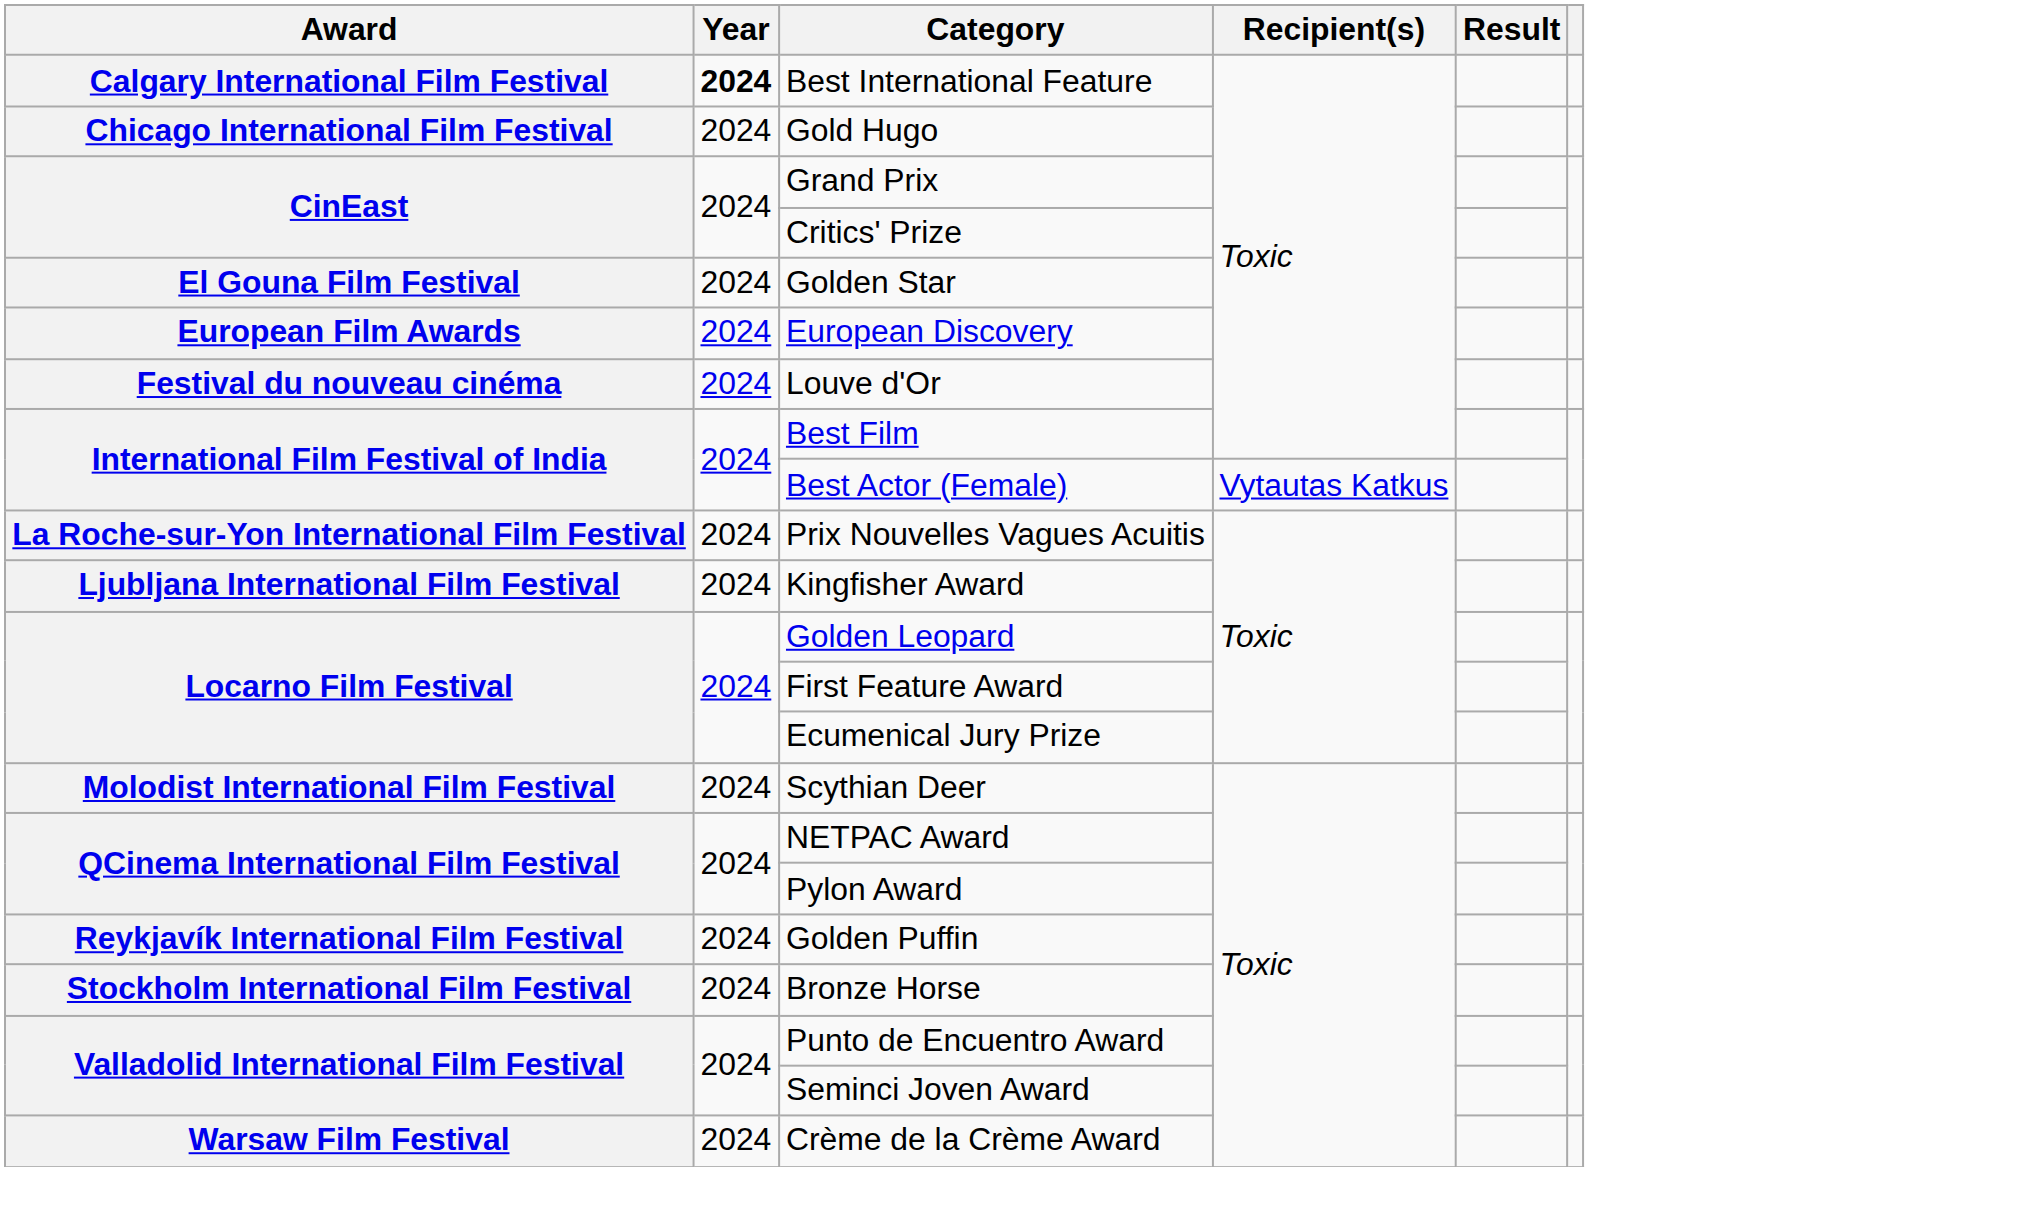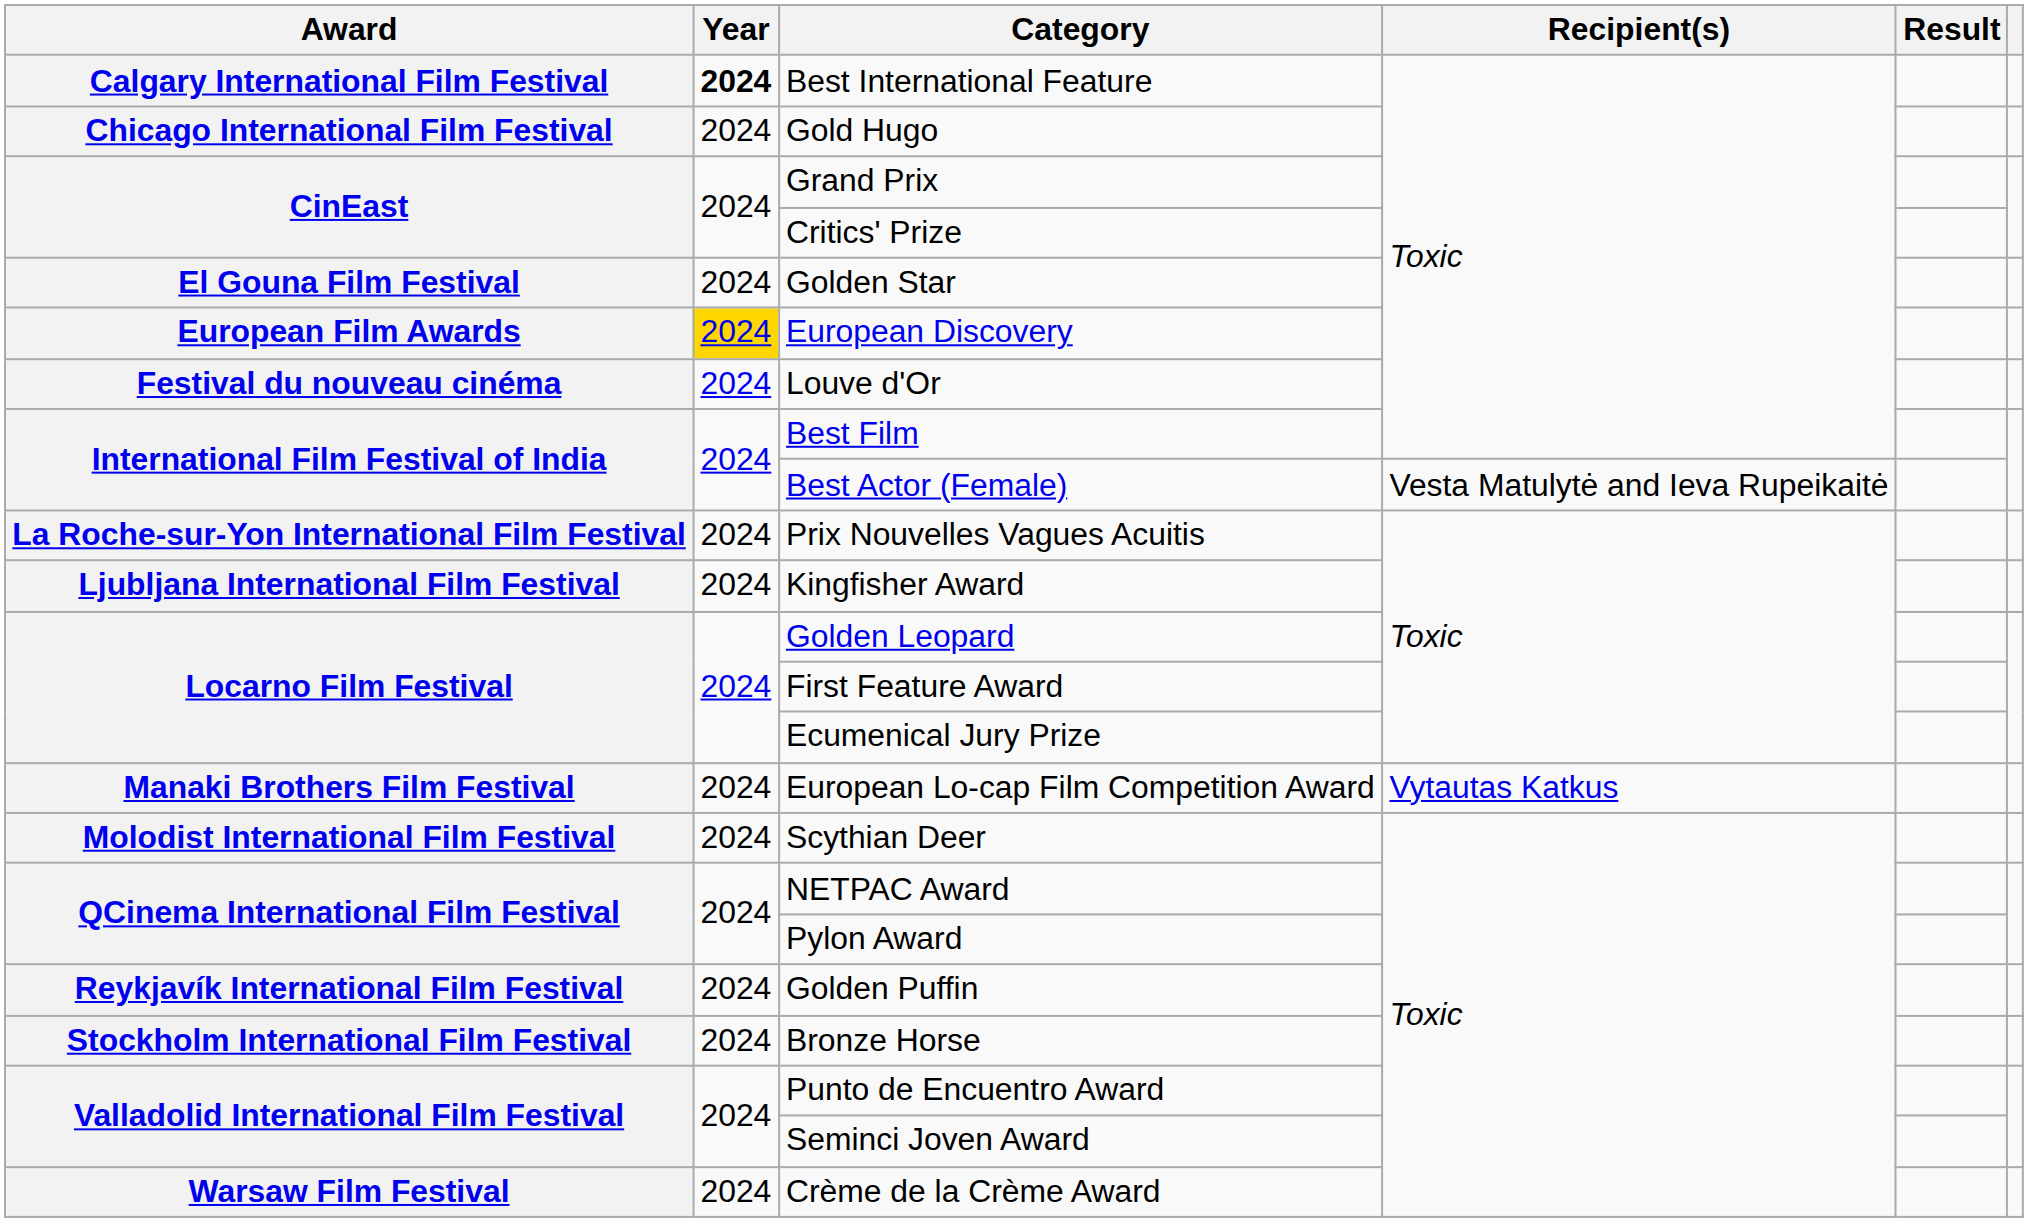(736, 332) no background -> (736, 332) gold background
(1334, 484) Vytautas Katkus -> (1639, 484) Vesta Matulytė and Ieva Rupeikaitė
+ row: (1080, 787)
